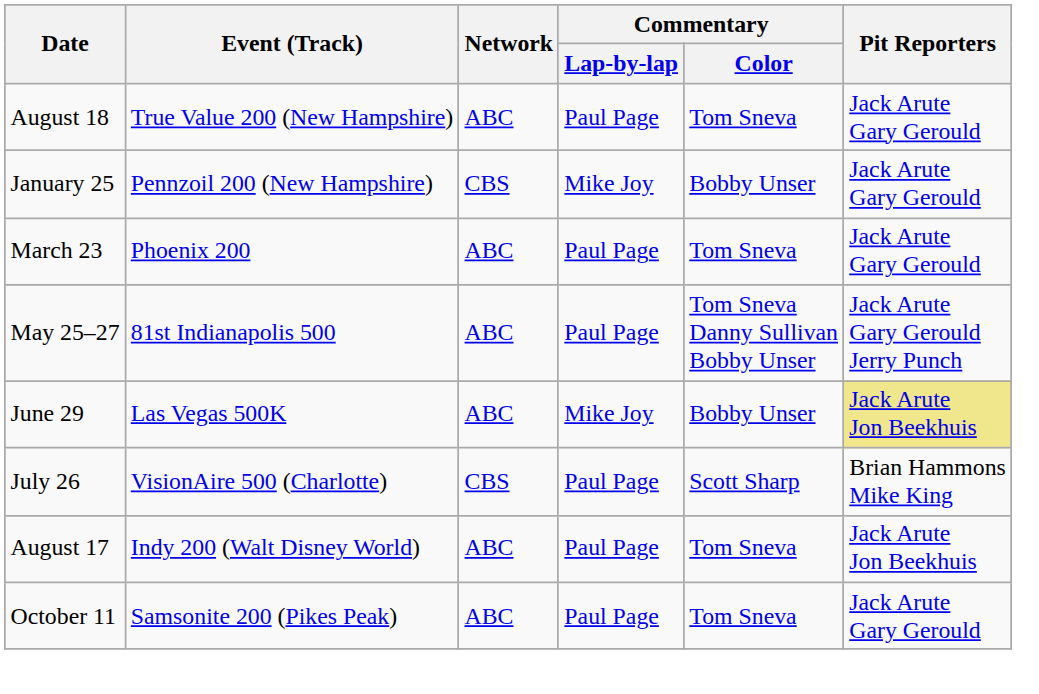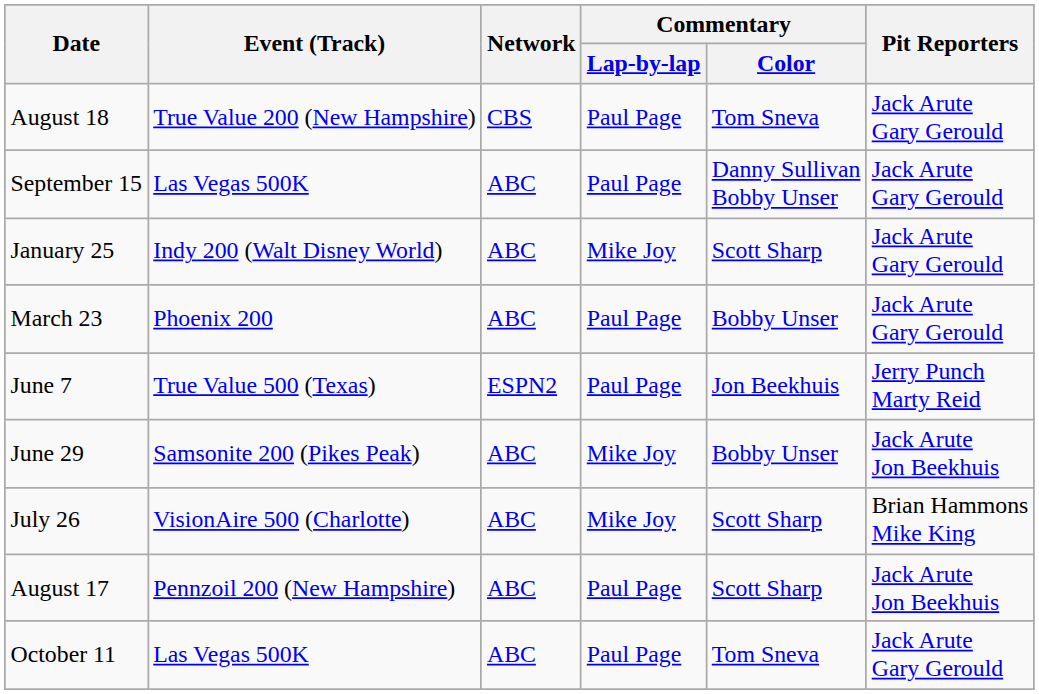(489, 116) ABC -> (509, 116) CBS
+ row: (76, 183)
(282, 183) Pennzoil 200 (New Hampshire) -> (298, 250) Indy 200 (Walt Disney World)
(487, 183) CBS -> (511, 250) ABC
(752, 183) Bobby Unser -> (767, 250) Scott Sharp
(743, 250) Tom Sneva -> (775, 318) Bobby Unser
- row: (65, 332)
+ row: (41, 385)
(209, 413) Las Vegas 500K -> (286, 452) Samsonite 200 (Pikes Peak)
(913, 413) khaki background -> (935, 452) no background
(487, 480) CBS -> (511, 519) ABC
(612, 480) Paul Page -> (631, 519) Mike Joy
(275, 547) Indy 200 (Walt Disney World) -> (304, 587) Pennzoil 200 (New Hampshire)
(743, 547) Tom Sneva -> (767, 587) Scott Sharp
(264, 615) Samsonite 200 (Pikes Peak) -> (231, 654) Las Vegas 500K
